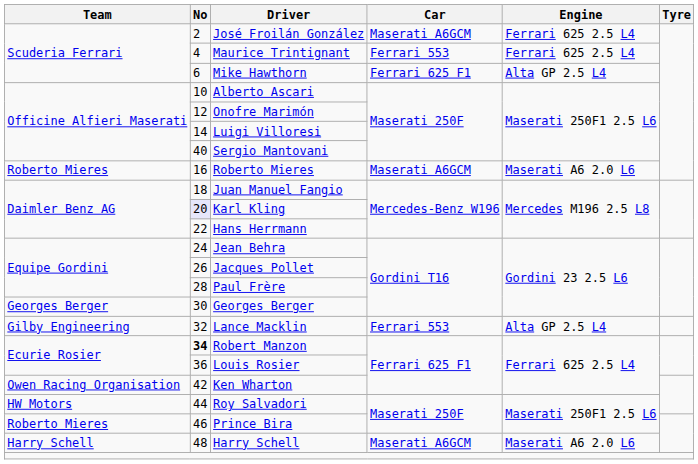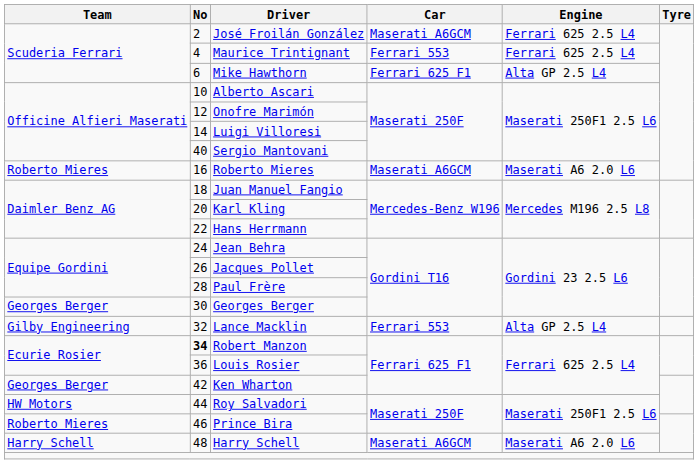(200, 209) lavender background -> (200, 209) no background
(94, 385) Owen Racing Organisation -> (58, 385) Georges Berger
